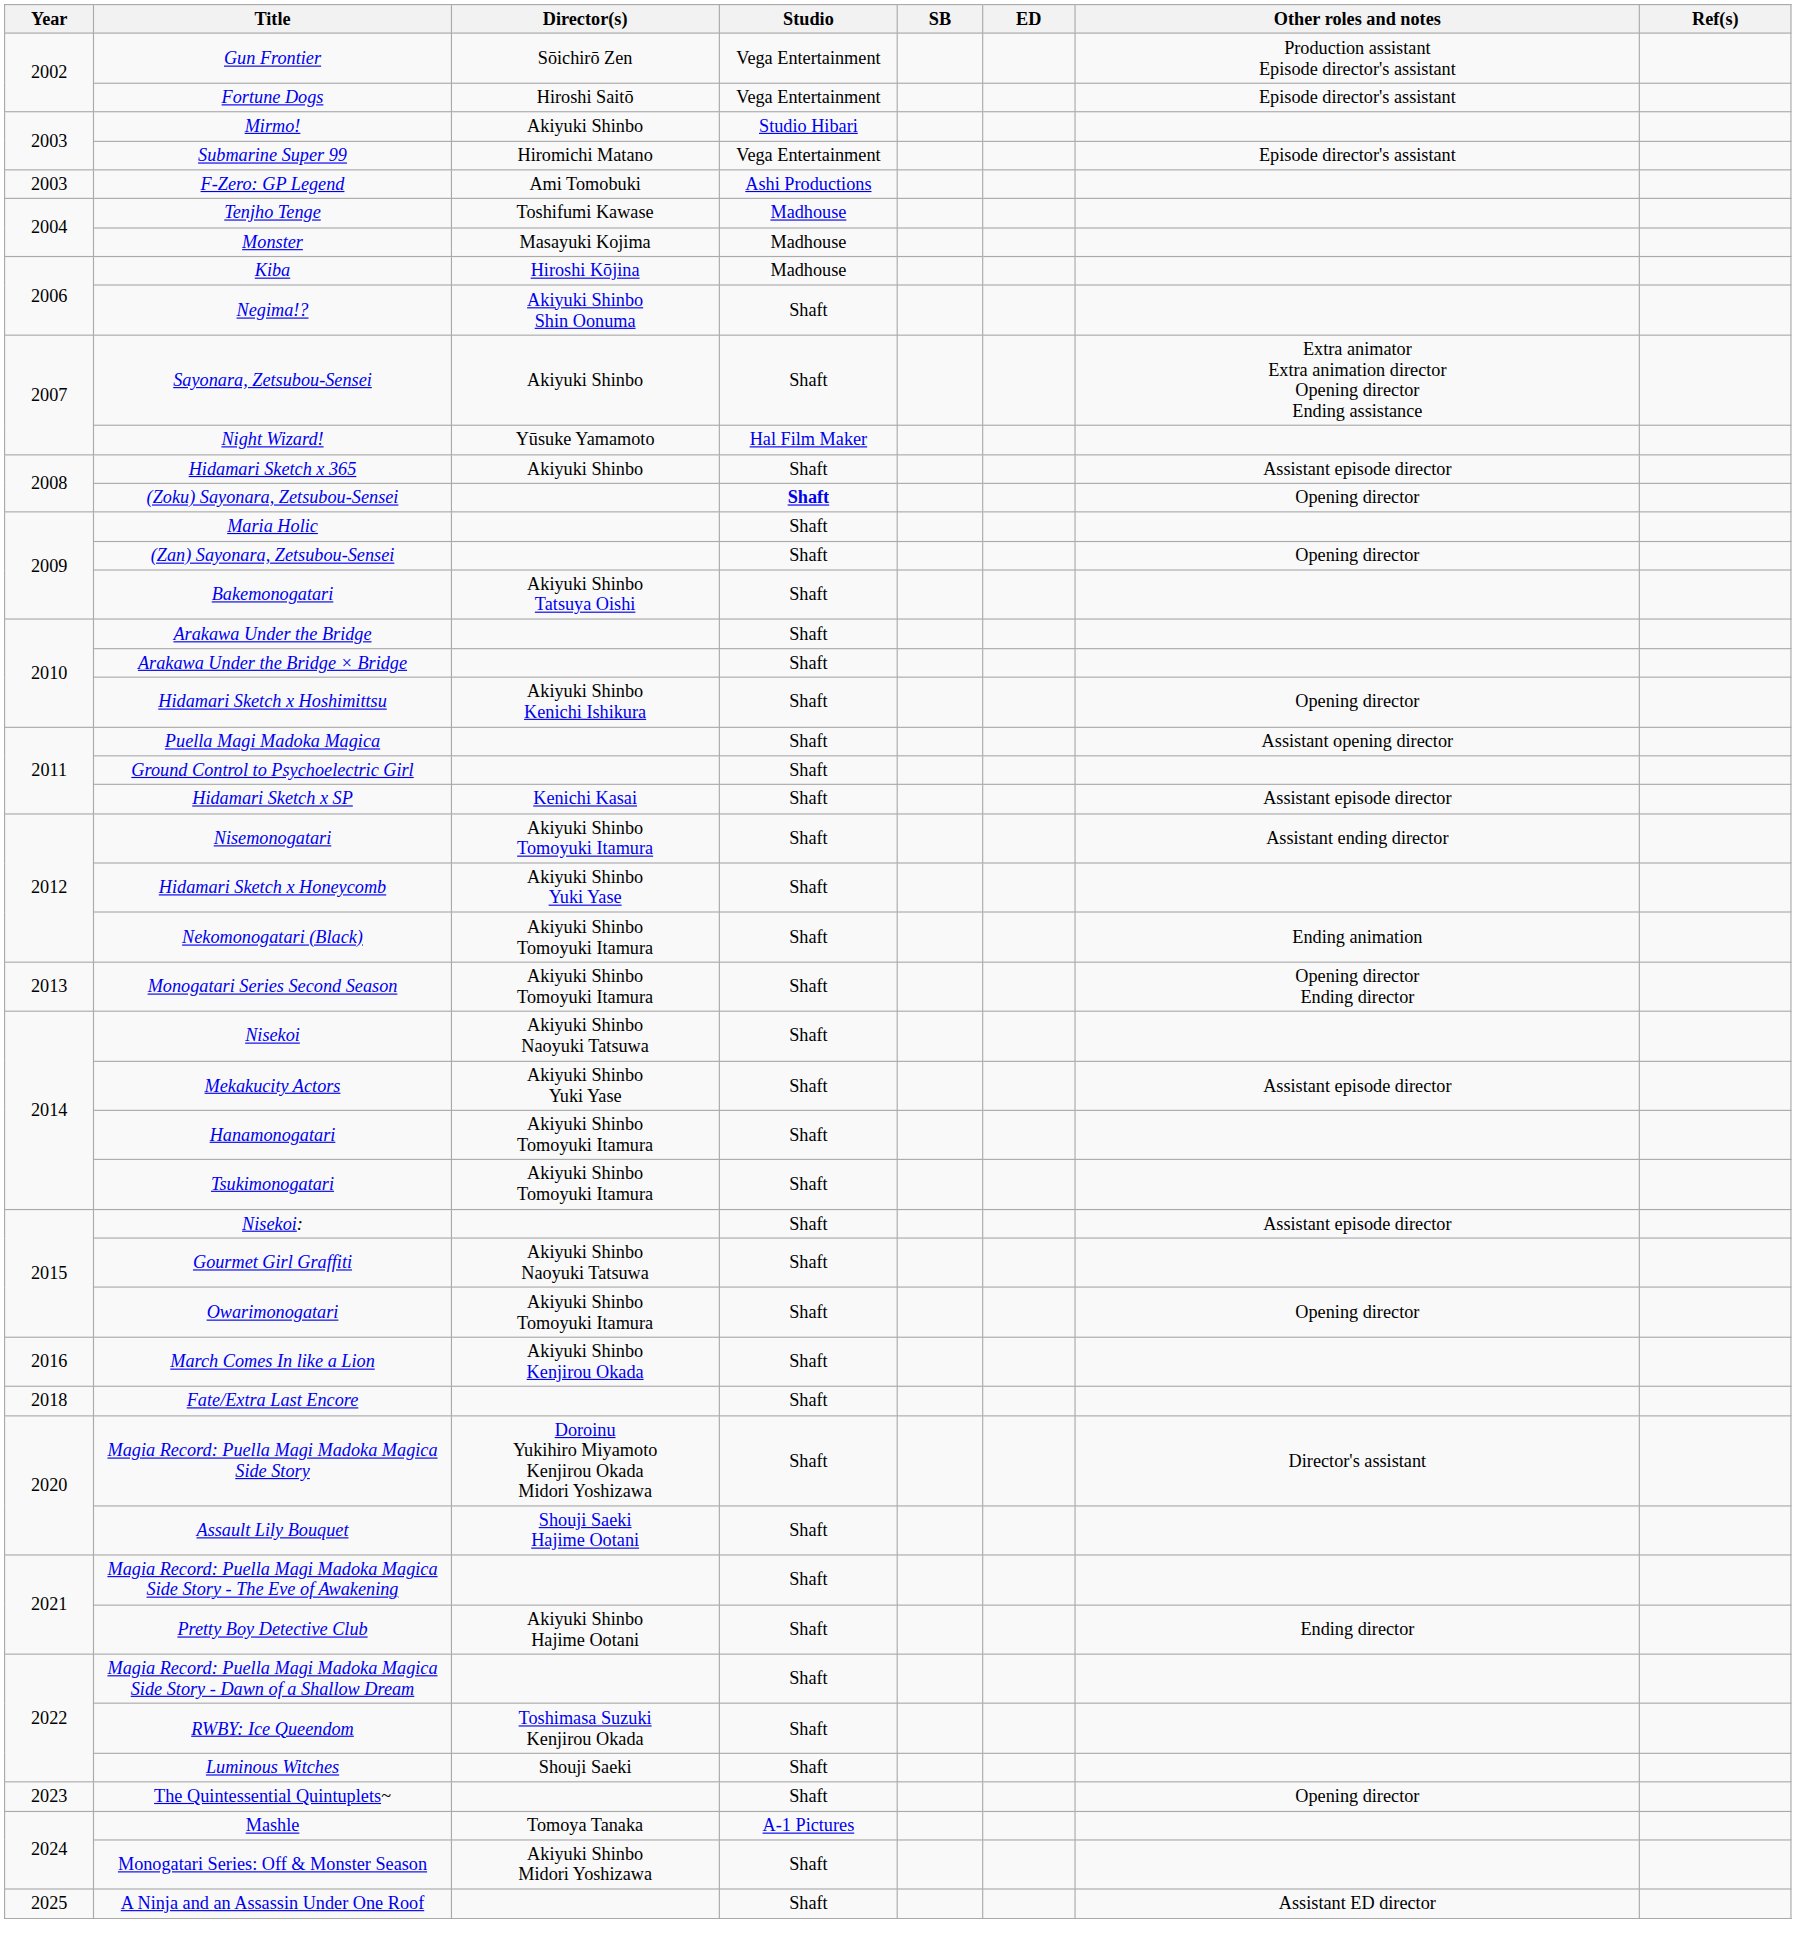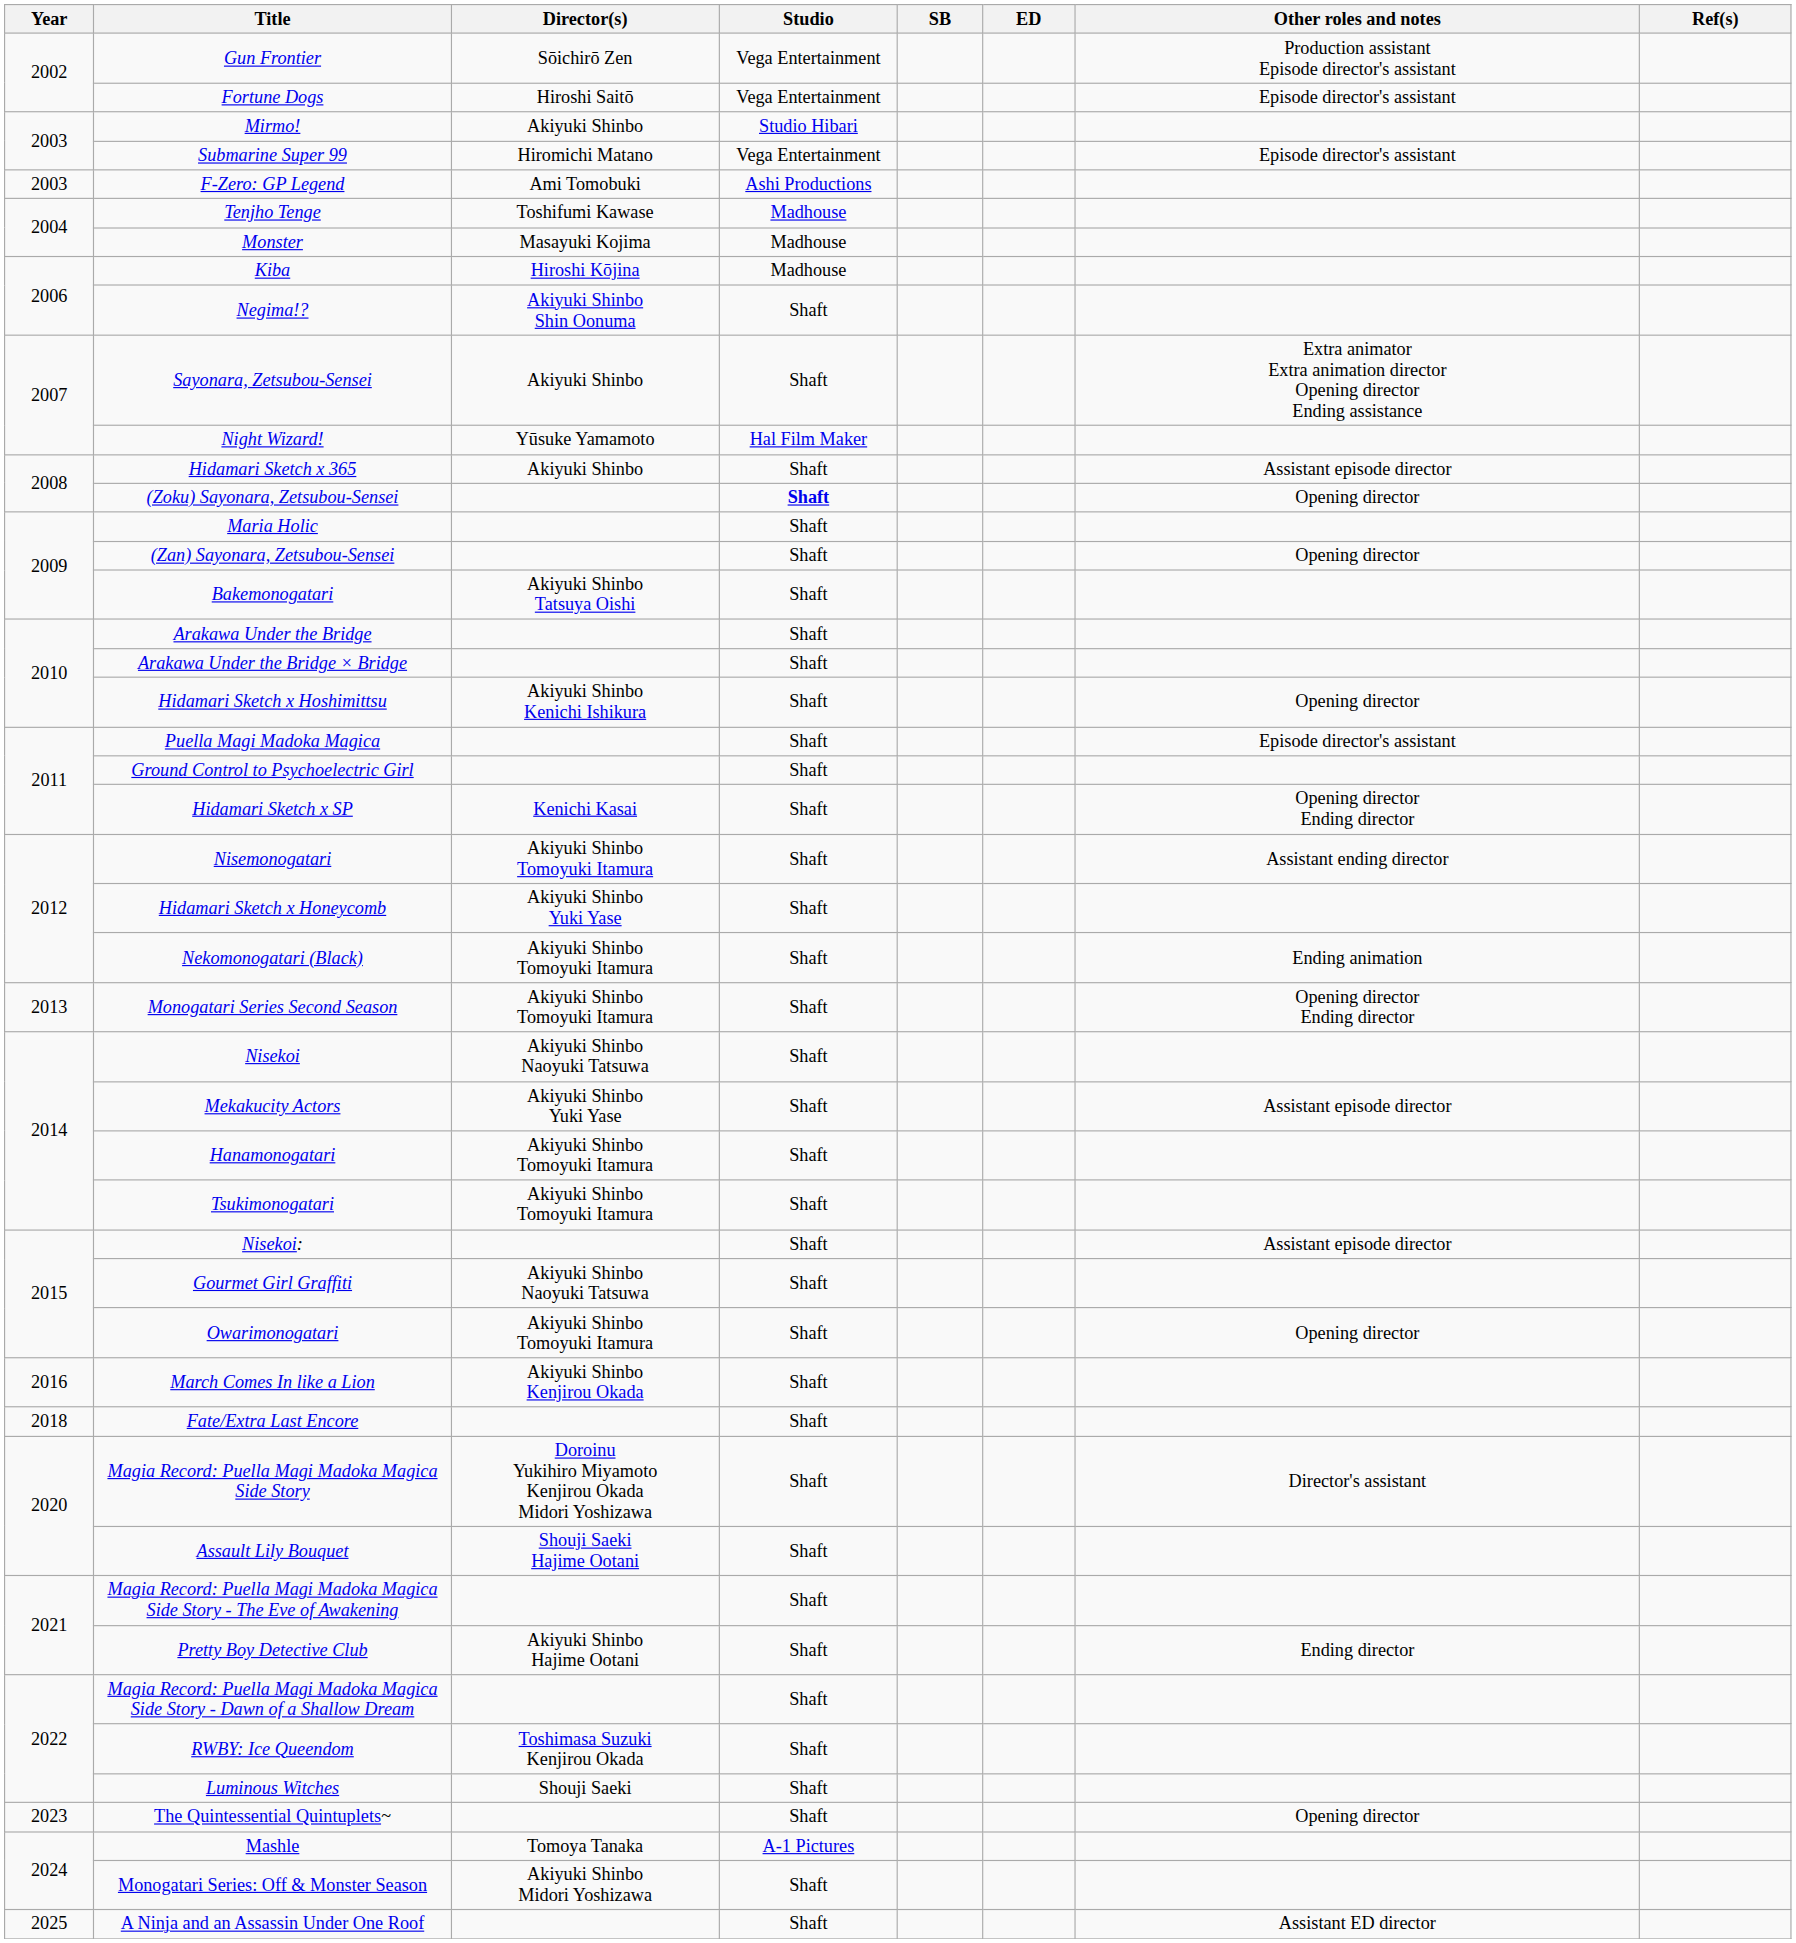(1357, 741) Assistant opening director -> (1357, 741) Episode director's assistant
(1357, 799) Assistant episode director -> (1357, 809) Opening director Ending director
